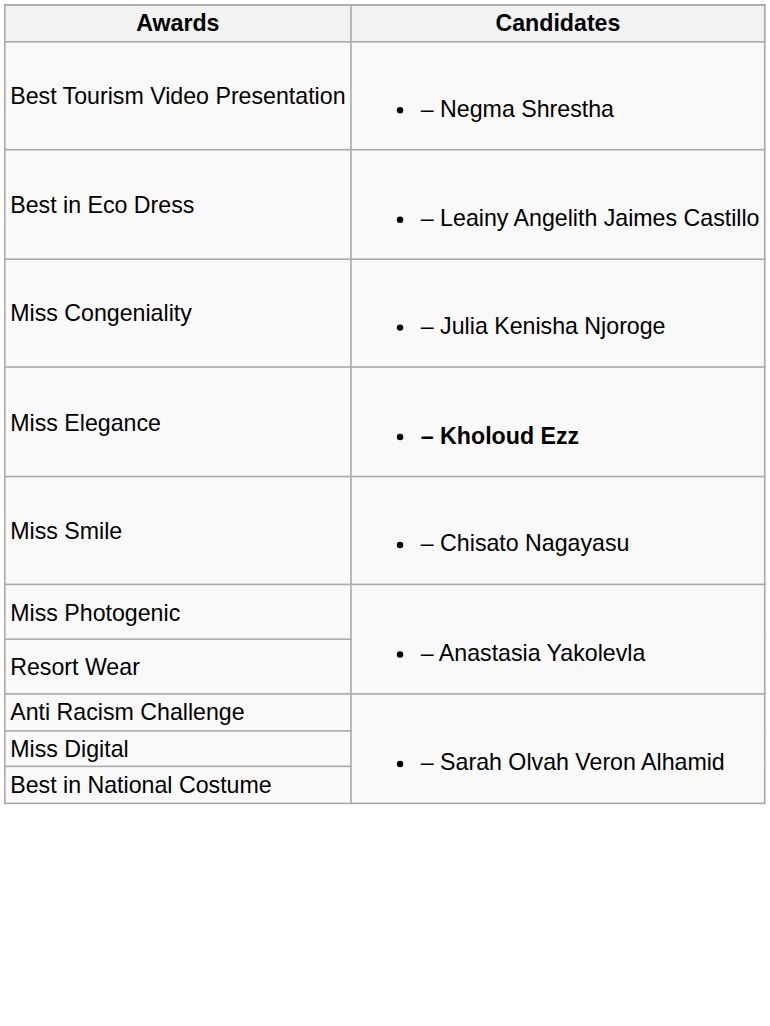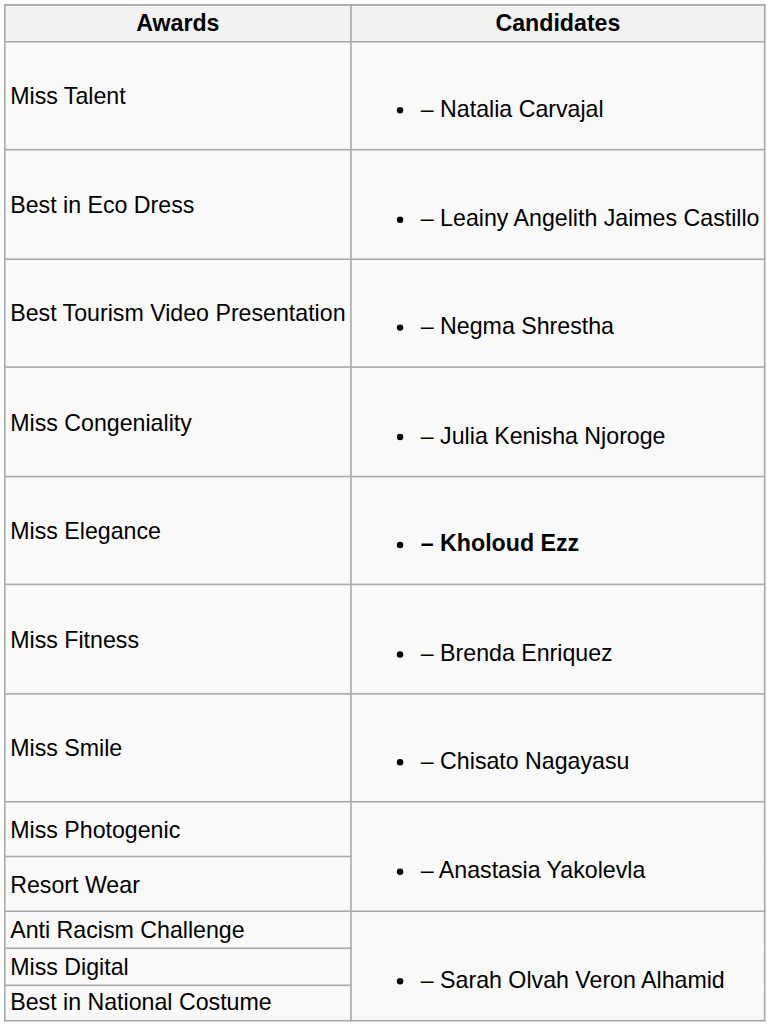+ row: (68, 96)
rows swapped: (178, 96) <-> (102, 205)
+ row: (75, 640)
